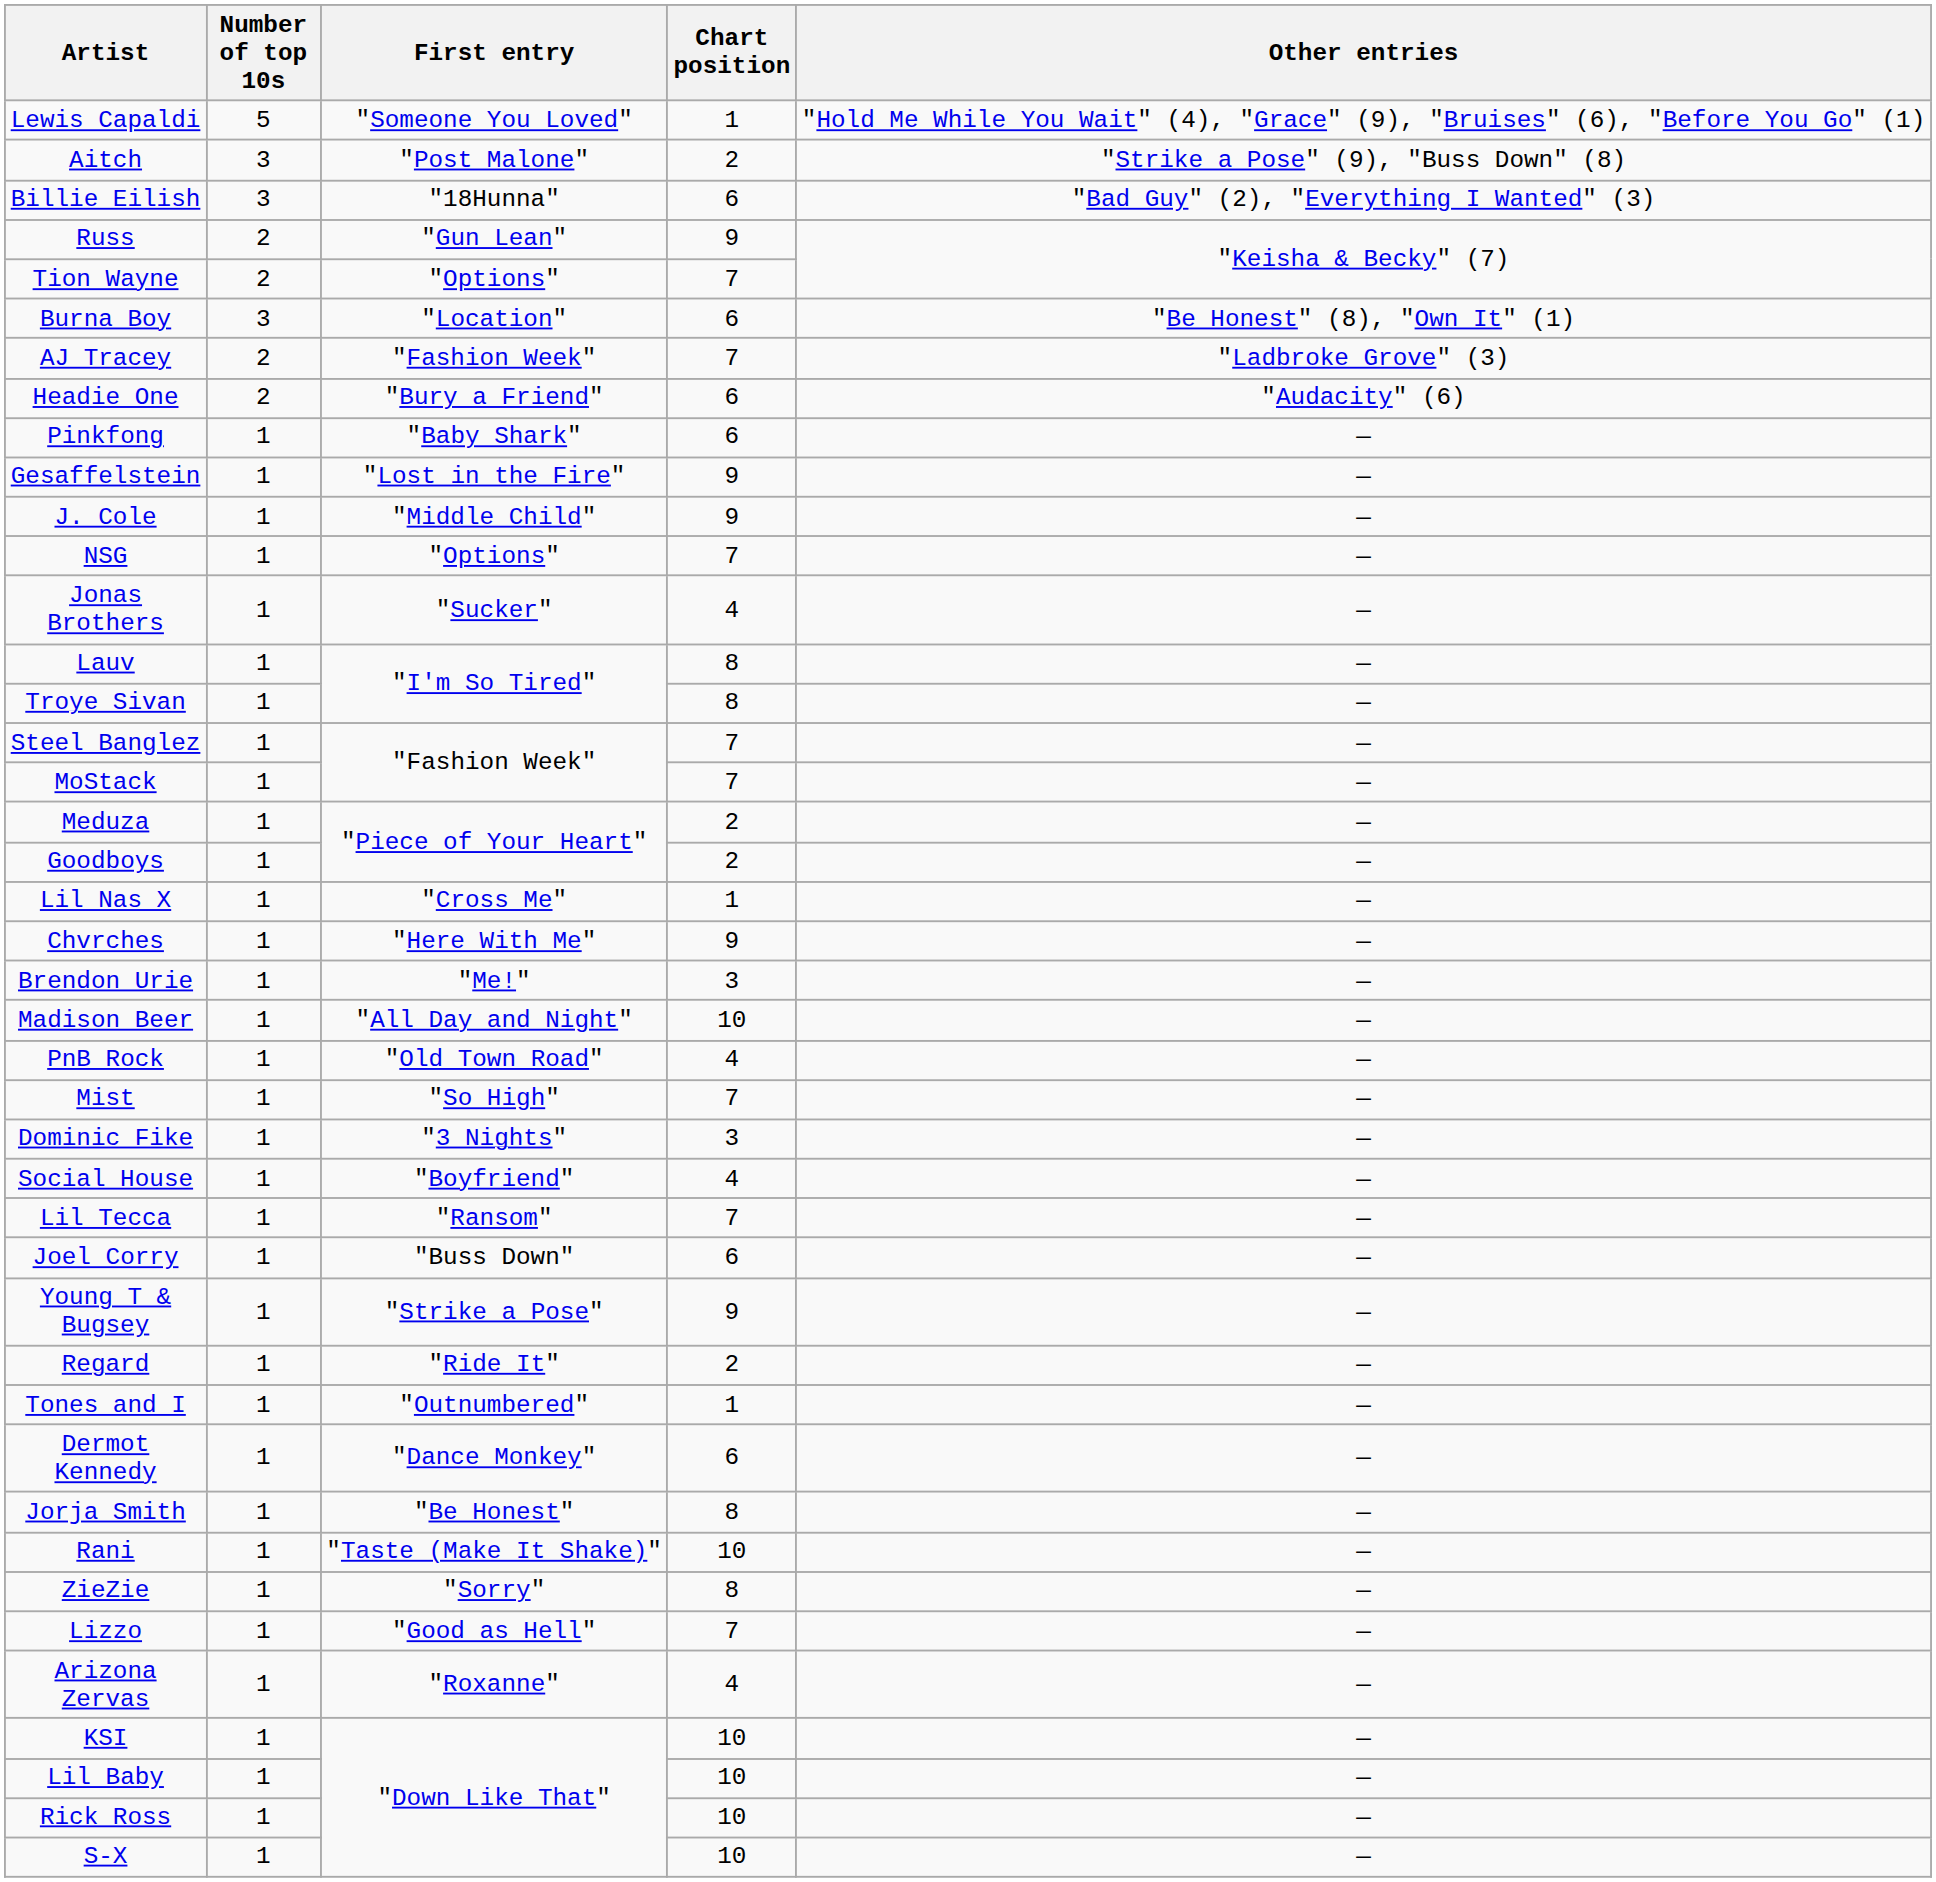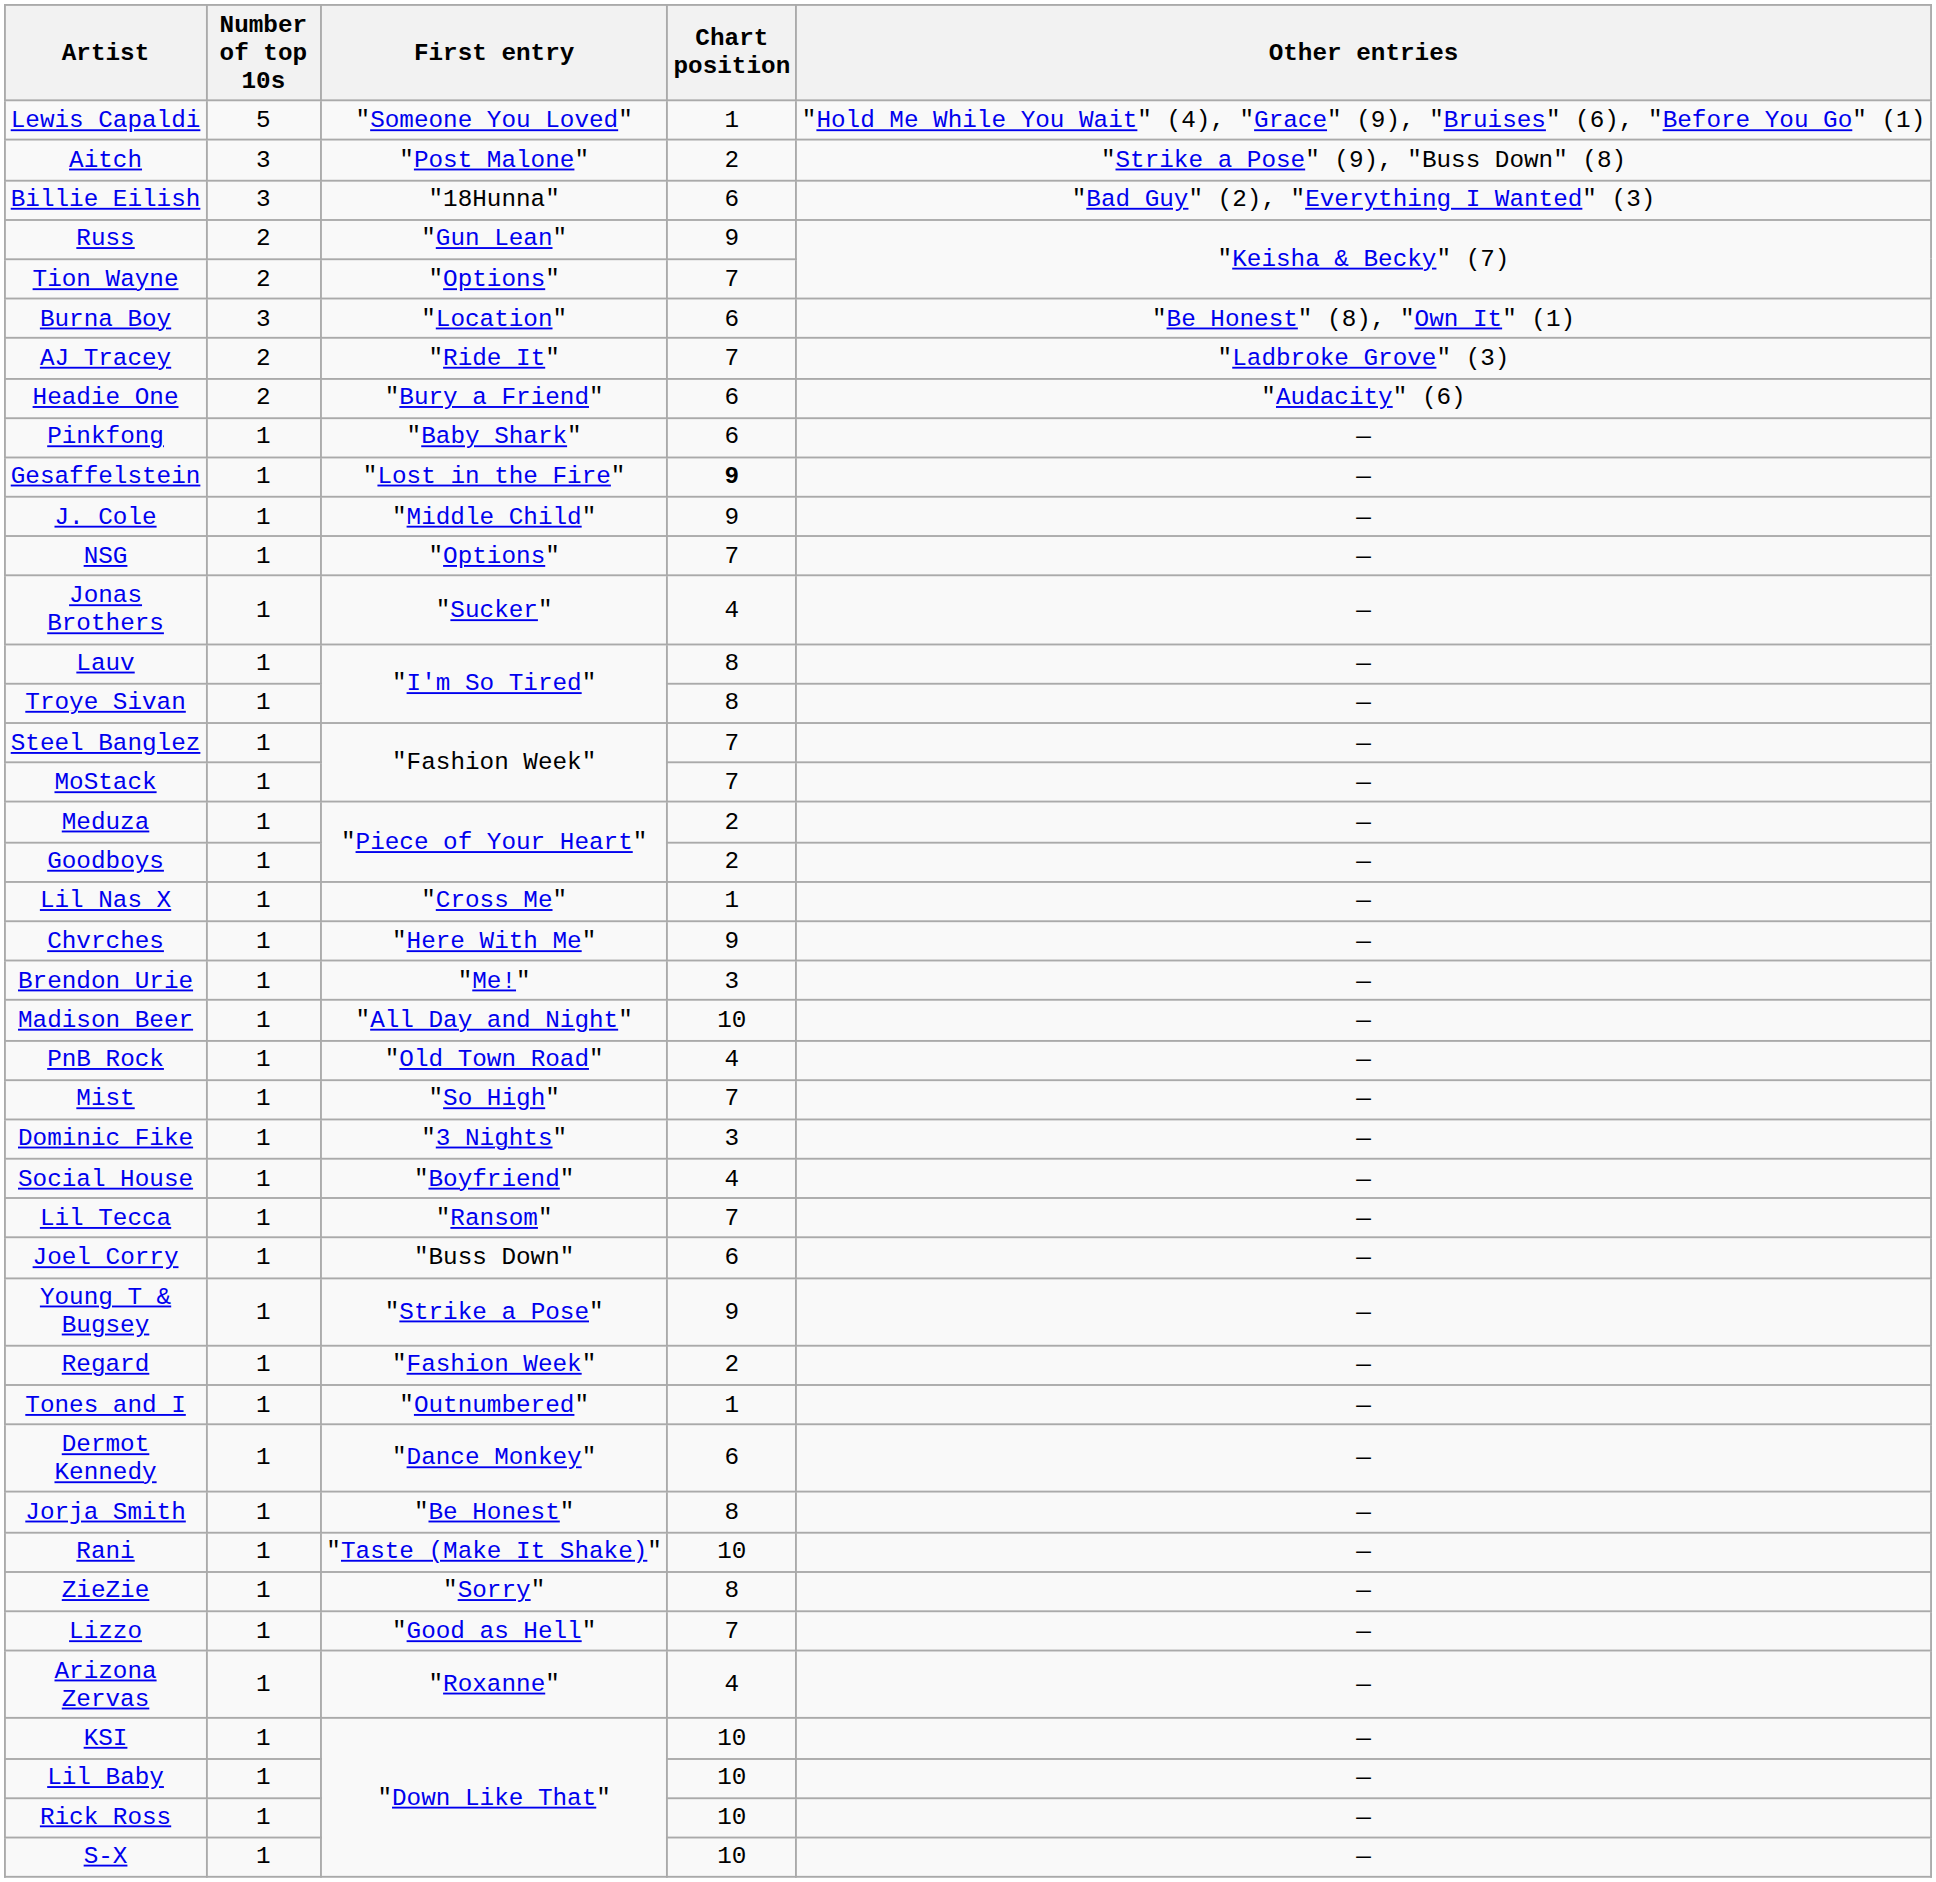(494, 358) "Fashion Week" -> (494, 358) "Ride It"
(732, 477) normal -> (732, 477) bold
(494, 1365) "Ride It" -> (494, 1365) "Fashion Week"
